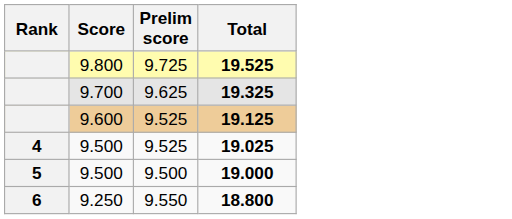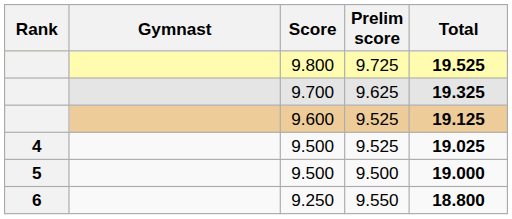+ column: (175, 28)
